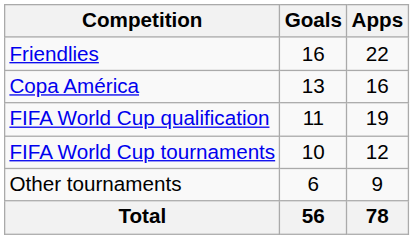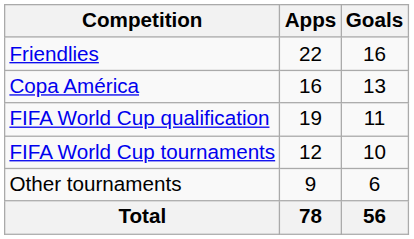columns swapped: (377, 20) <-> (313, 20)
